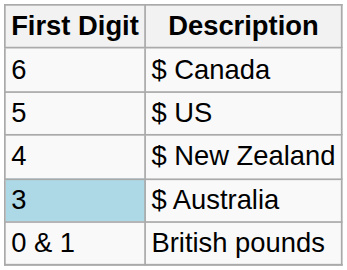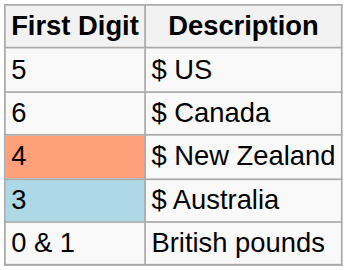rows swapped: (182, 112) <-> (211, 69)
(19, 156) no background -> (19, 156) lightsalmon background
